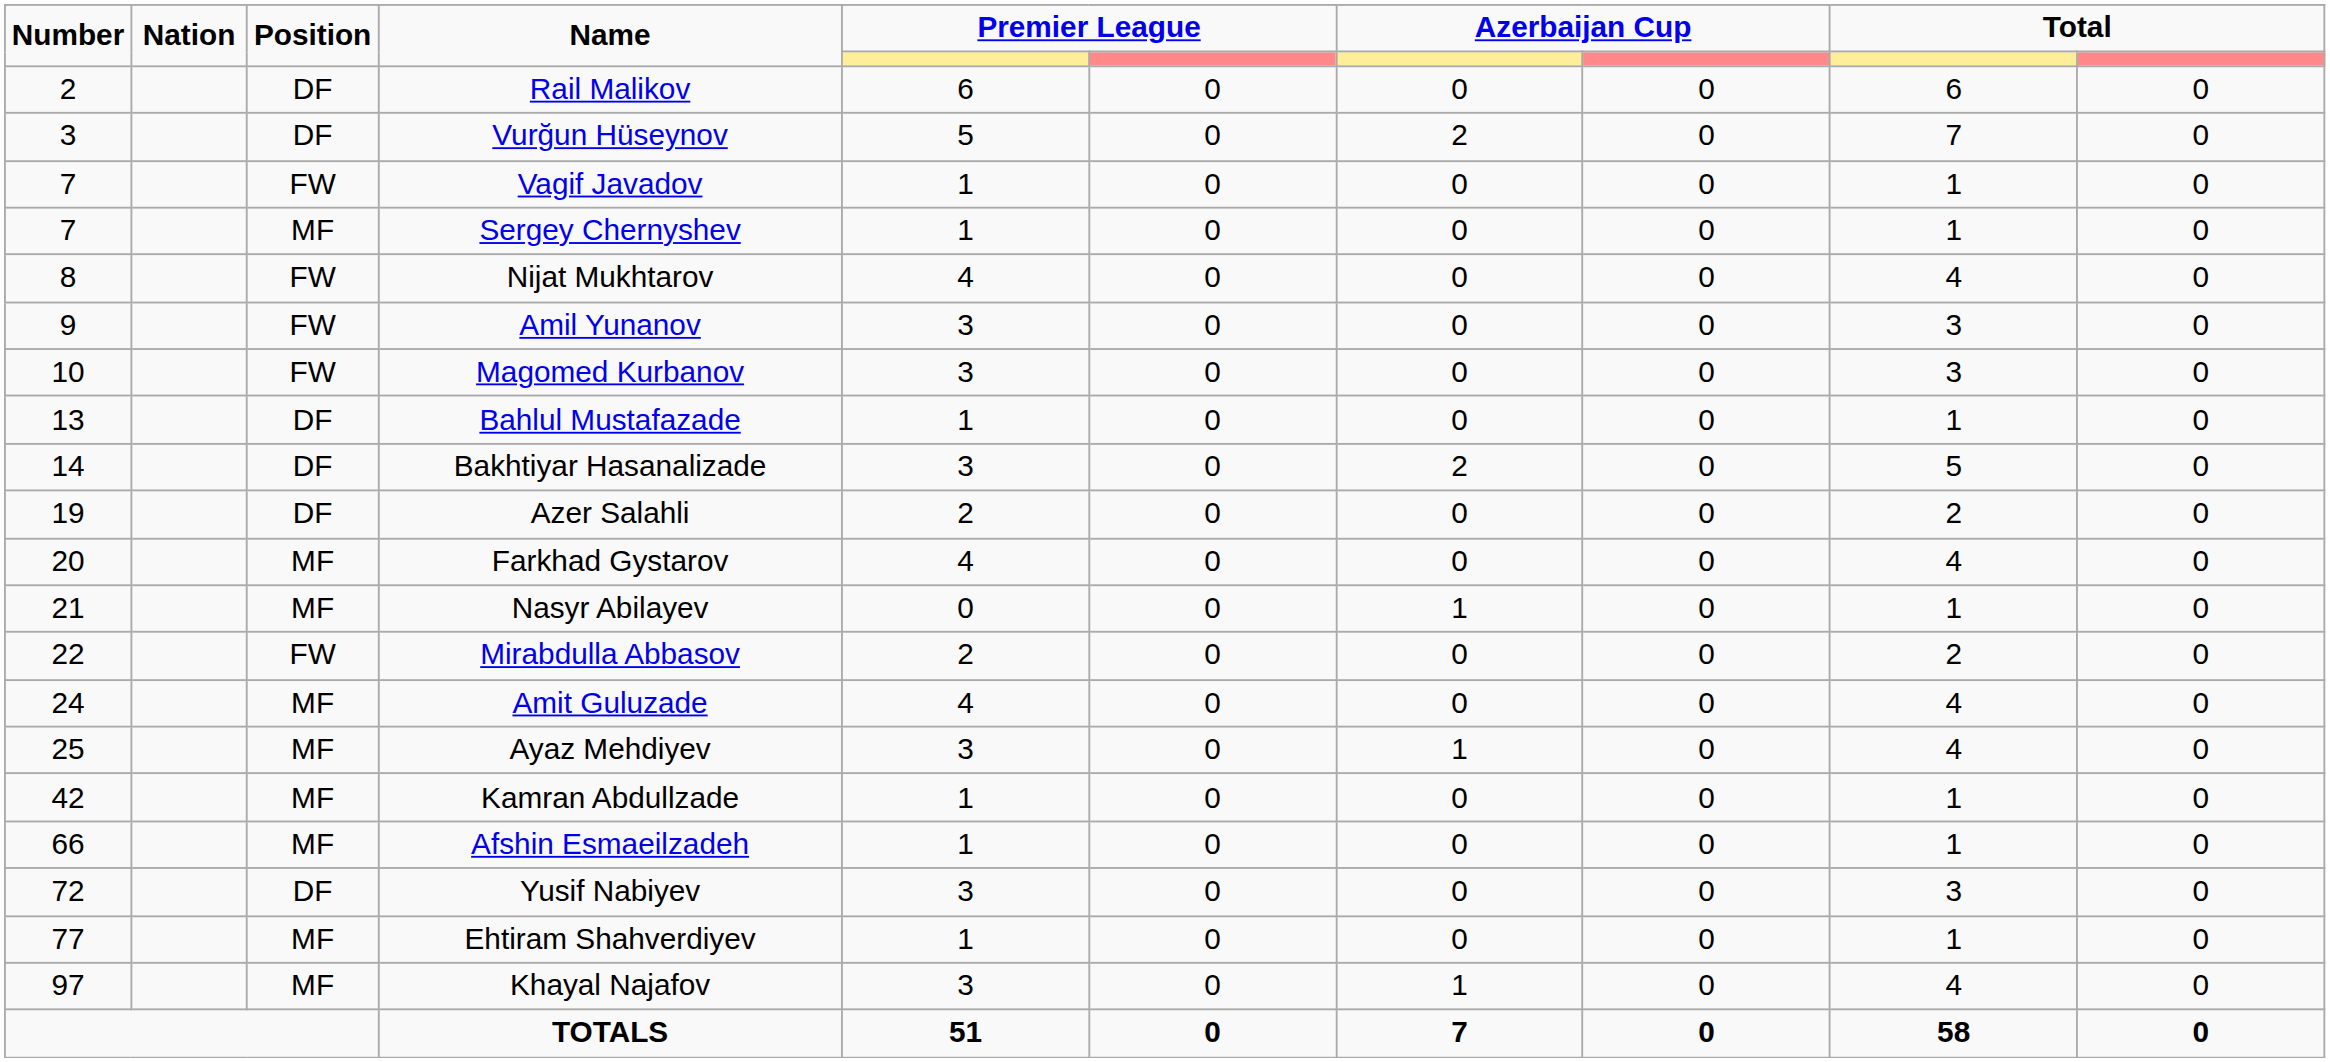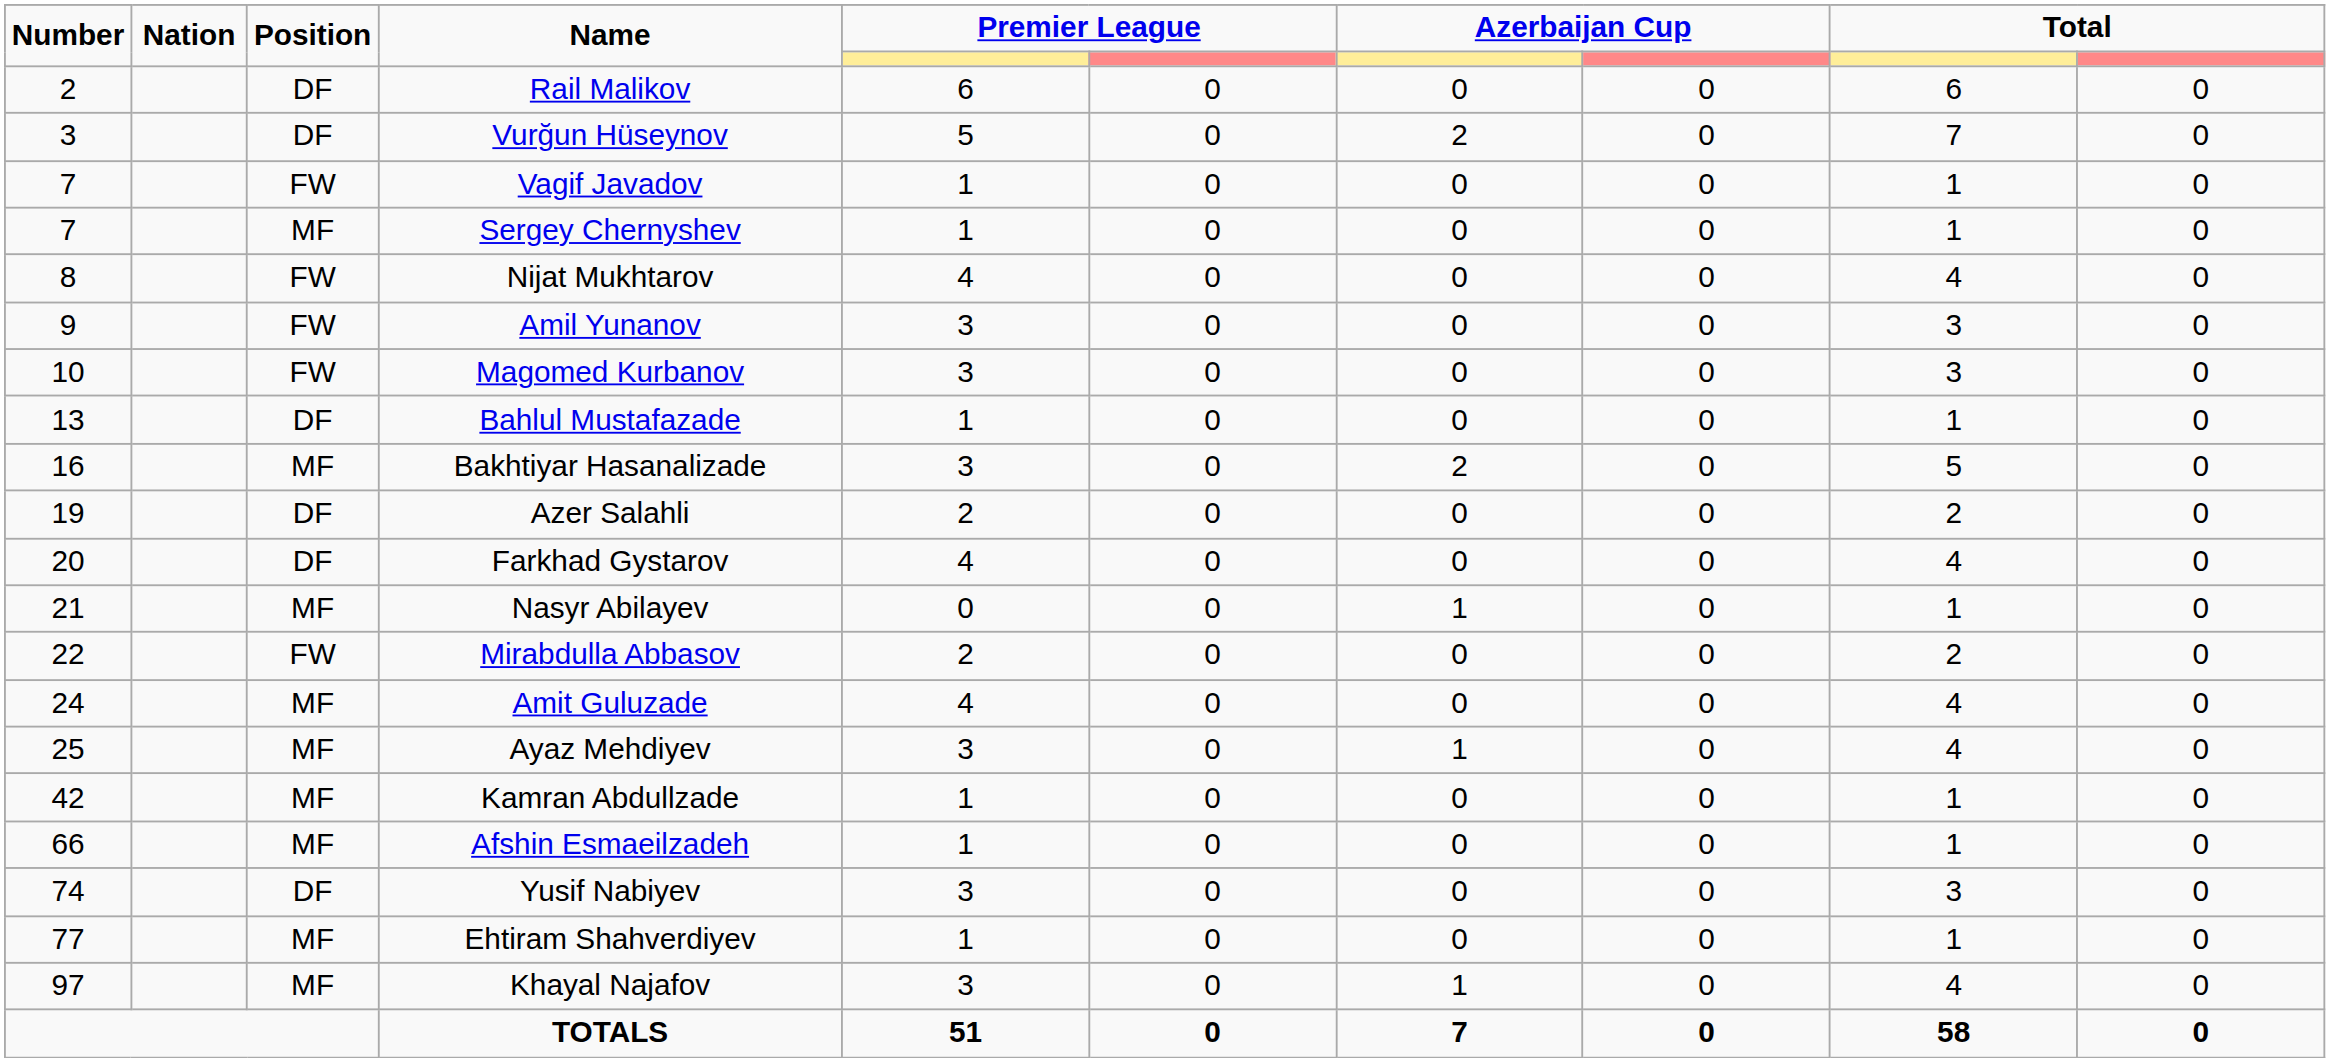(68, 466) 14 -> (68, 466) 16
(313, 466) DF -> (313, 466) MF
(313, 560) MF -> (313, 560) DF
(68, 891) 72 -> (68, 891) 74
